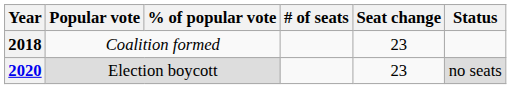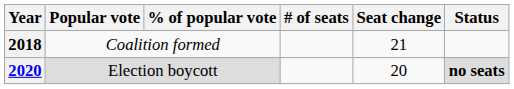(399, 44) 23 -> (399, 44) 21
(399, 70) 23 -> (399, 70) 20
(475, 70) normal -> (477, 70) bold
